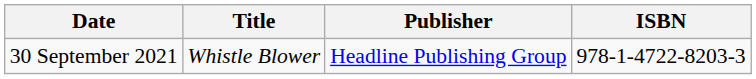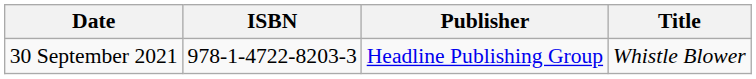columns swapped: (254, 21) <-> (661, 21)
